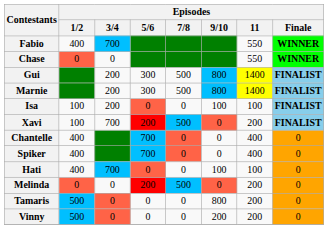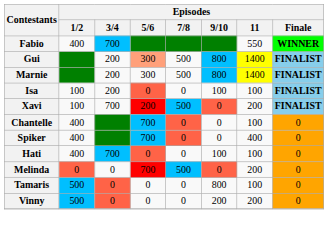- row: (32, 59)
(148, 75) no background -> (148, 59) lightsalmon background
(255, 138) 400 -> (255, 122) 100
(148, 185) 200 -> (148, 169) 700
(255, 201) 200 -> (255, 185) 100
